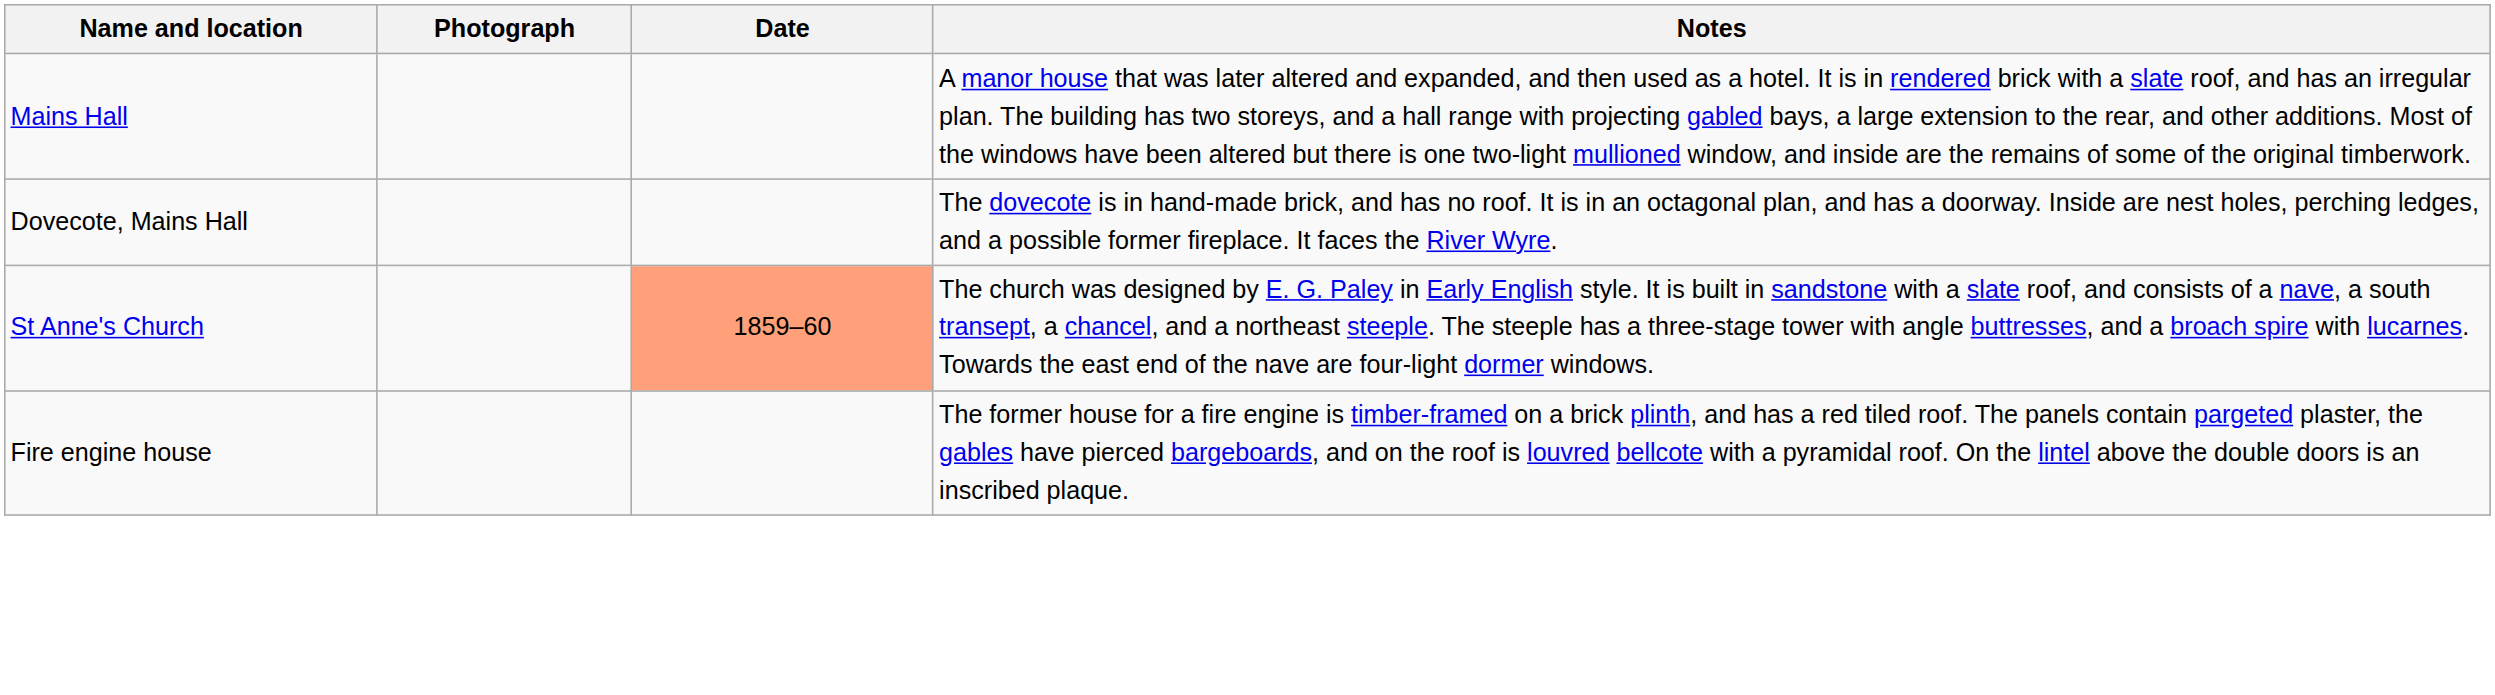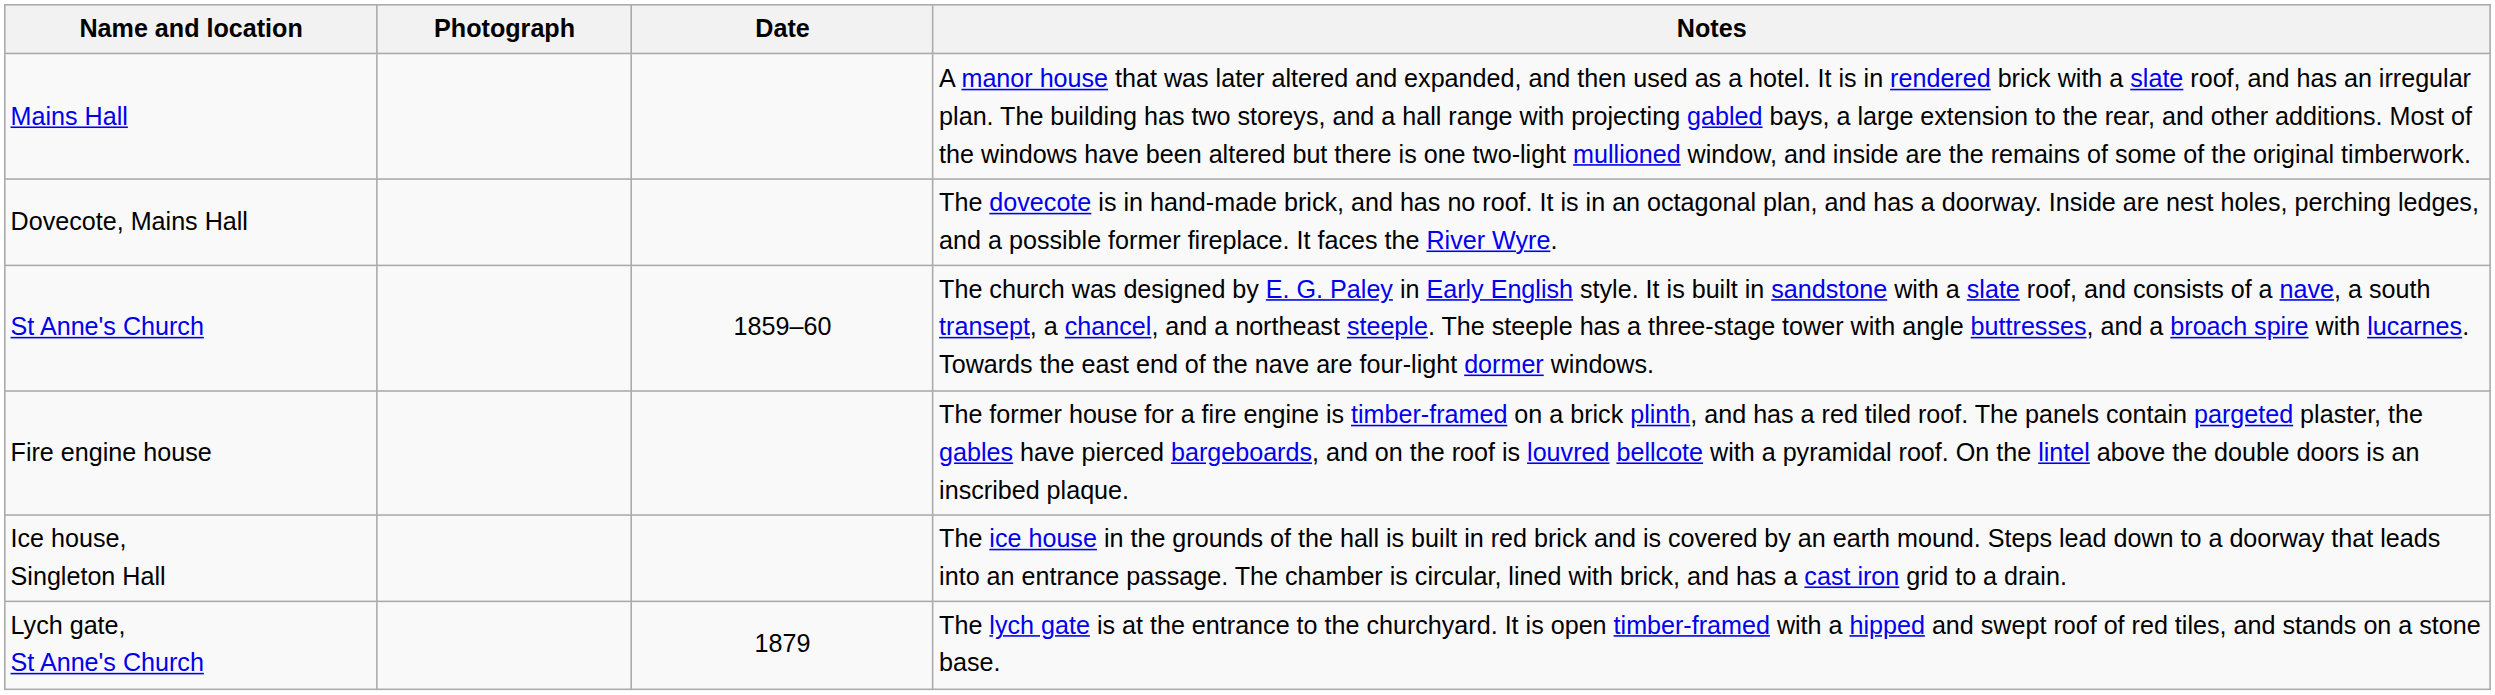(783, 327) lightsalmon background -> (783, 327) no background
+ row: (88, 558)
+ row: (107, 644)
